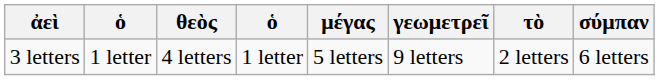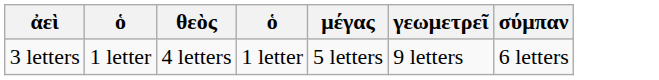- column: (534, 21)
